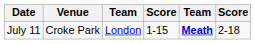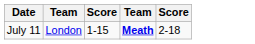- column: (73, 13)
